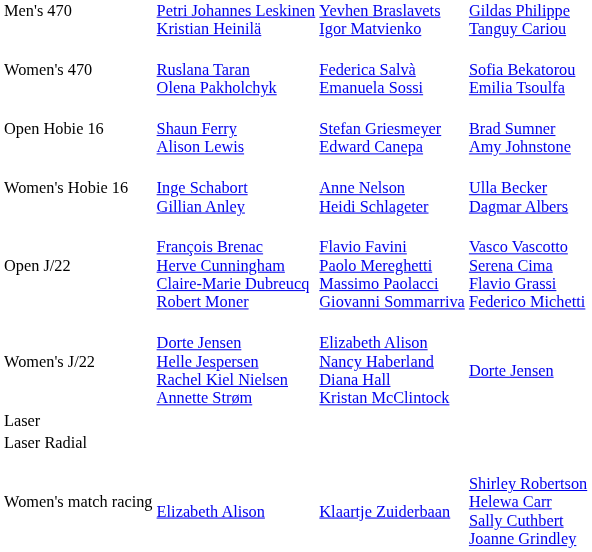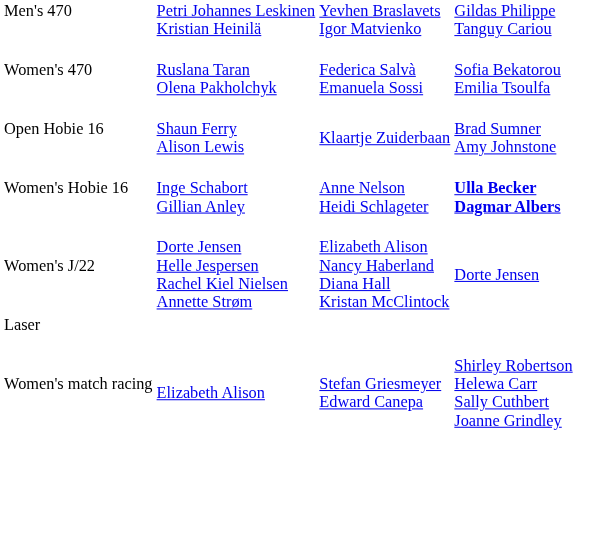(380, 138) Stefan Griesmeyer Edward Canepa -> (385, 138) Klaartje Zuiderbaan
(519, 197) normal -> (507, 197) bold
- row: (37, 265)
- row: (46, 443)
(385, 511) Klaartje Zuiderbaan -> (380, 393) Stefan Griesmeyer Edward Canepa
